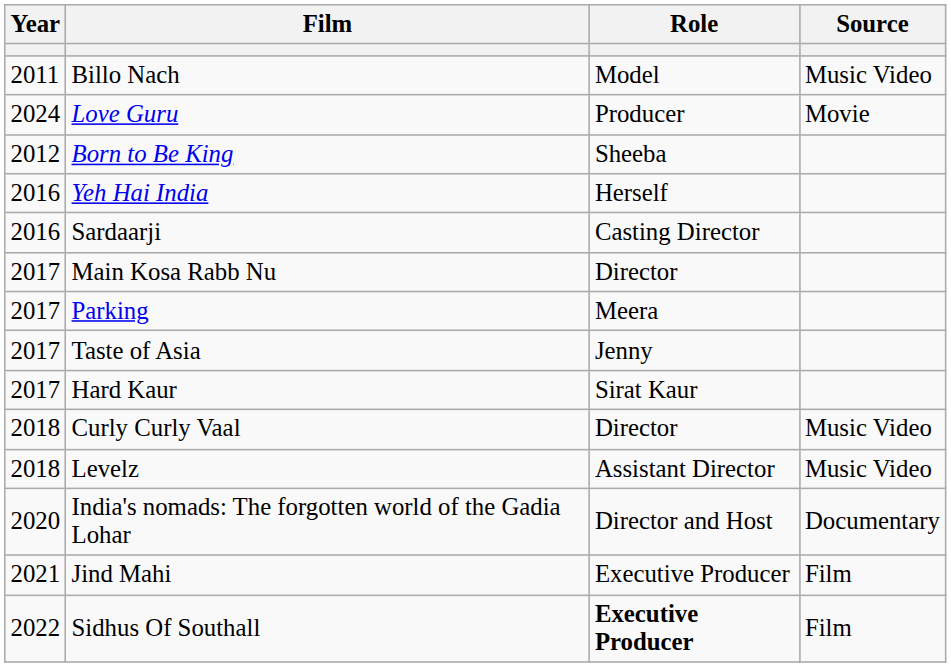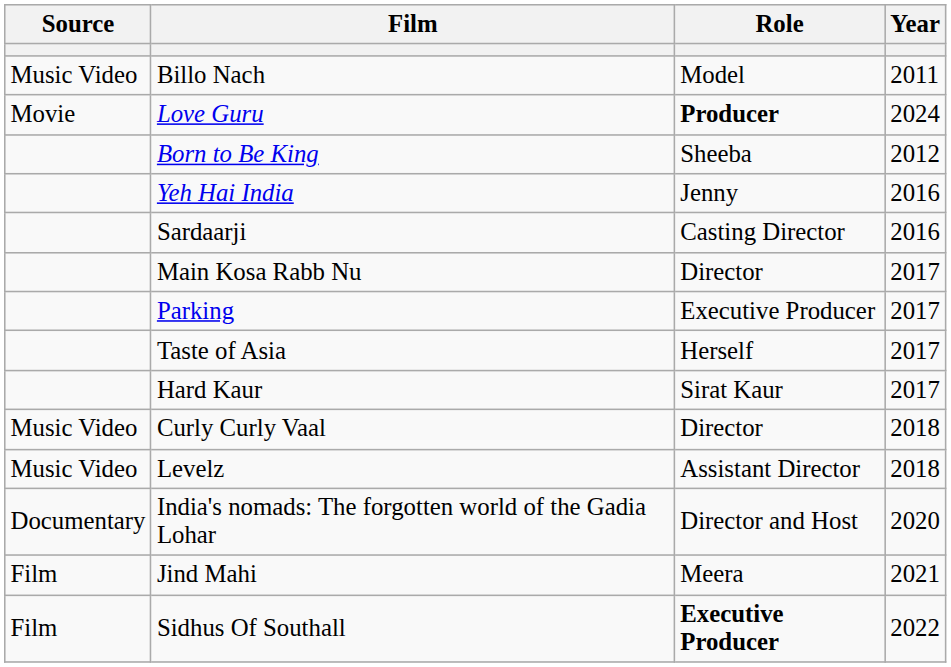columns swapped: (35, 50) <-> (872, 50)
(640, 114) normal -> (730, 114) bold
(631, 192) Herself -> (709, 192) Jenny
(627, 310) Meera -> (778, 310) Executive Producer
(624, 350) Jenny -> (717, 350) Herself
(692, 574) Executive Producer -> (712, 574) Meera
